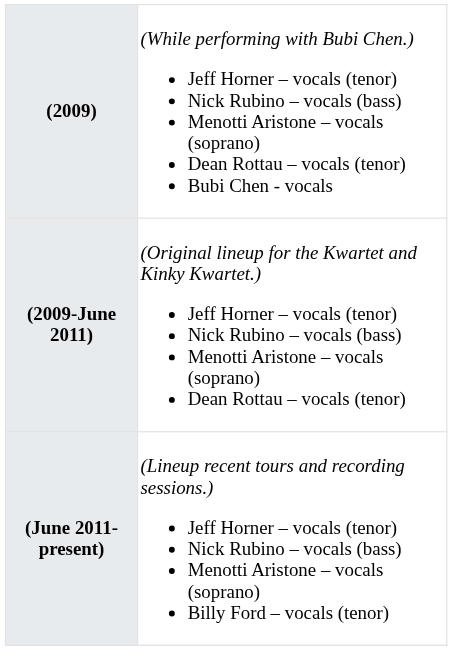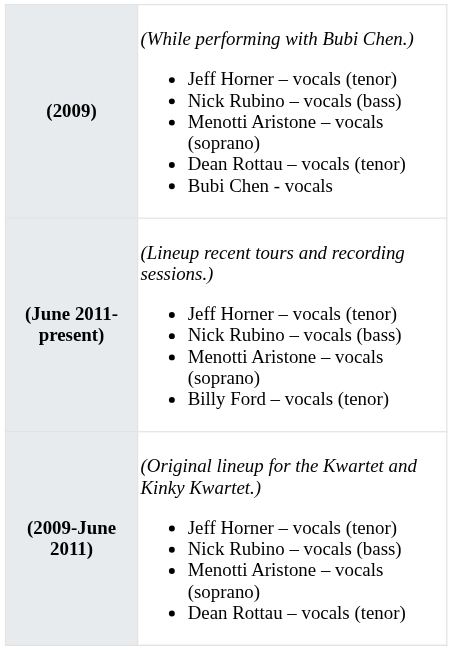rows swapped: (72, 324) <-> (72, 538)
